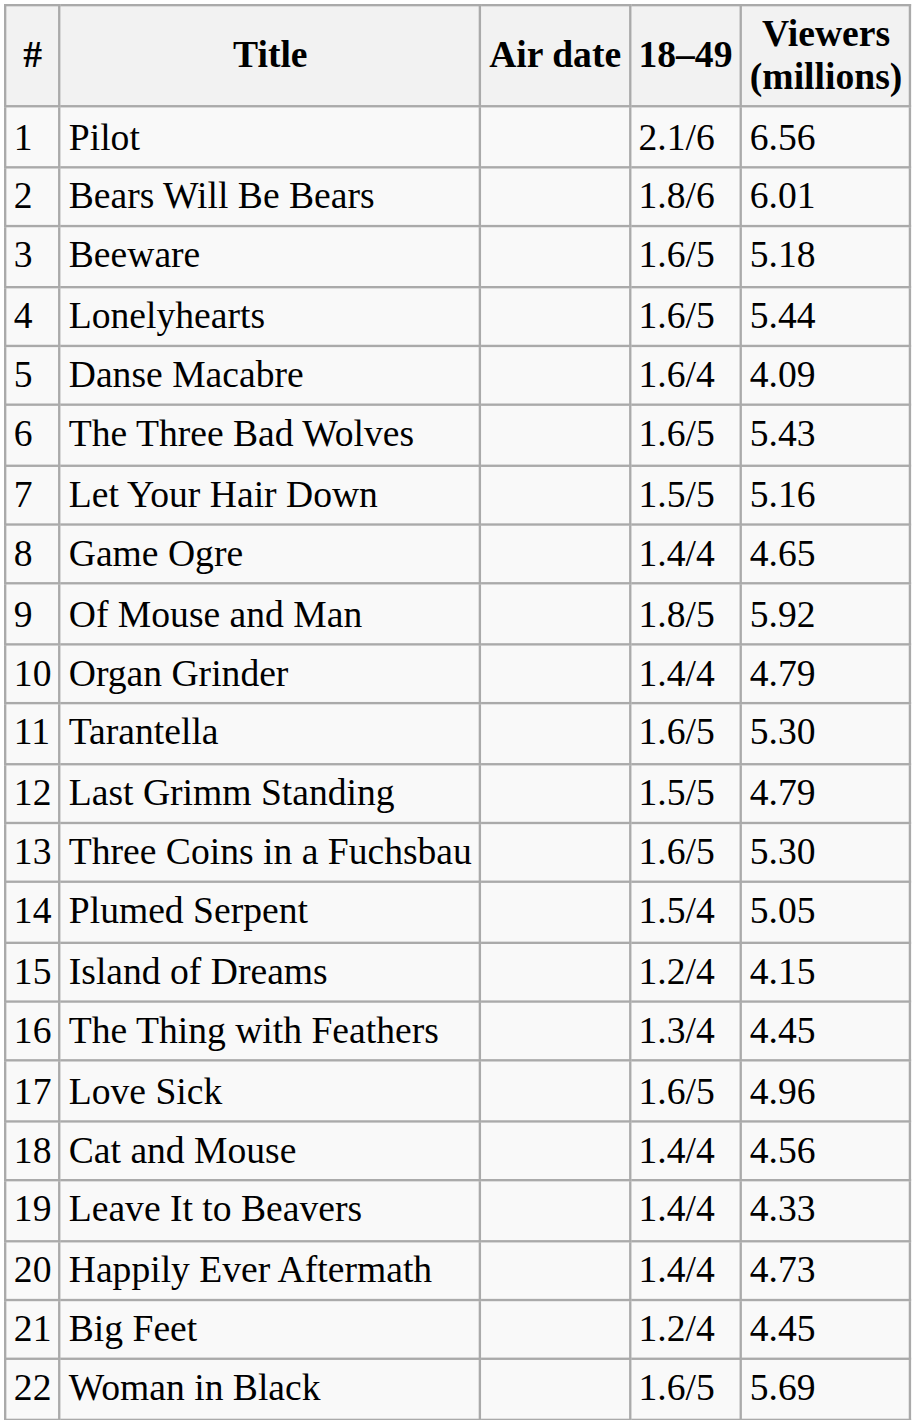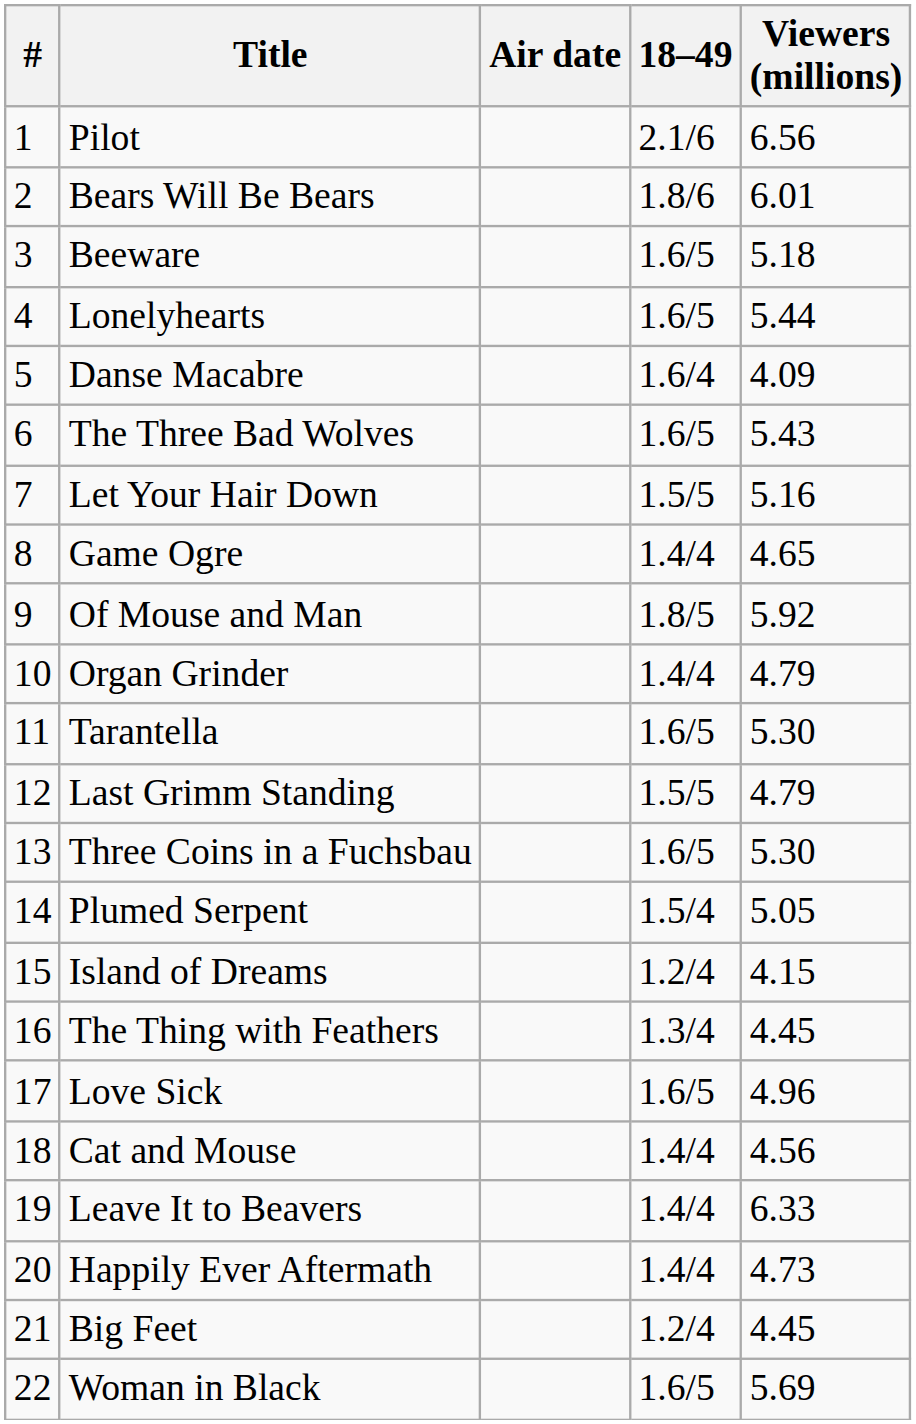(783, 1209) 4.33 -> (783, 1209) 6.33
